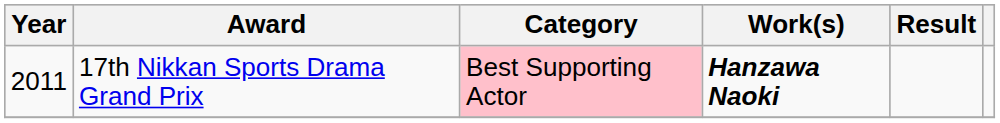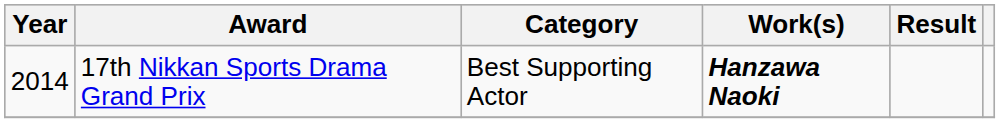(39, 81) 2011 -> (40, 81) 2014
(559, 81) pink background -> (560, 81) no background
